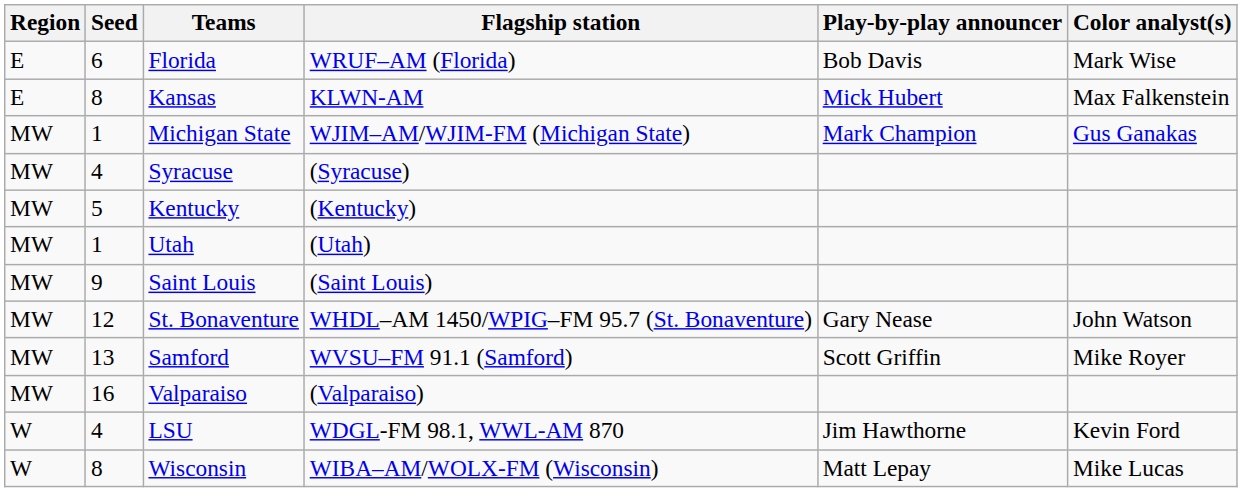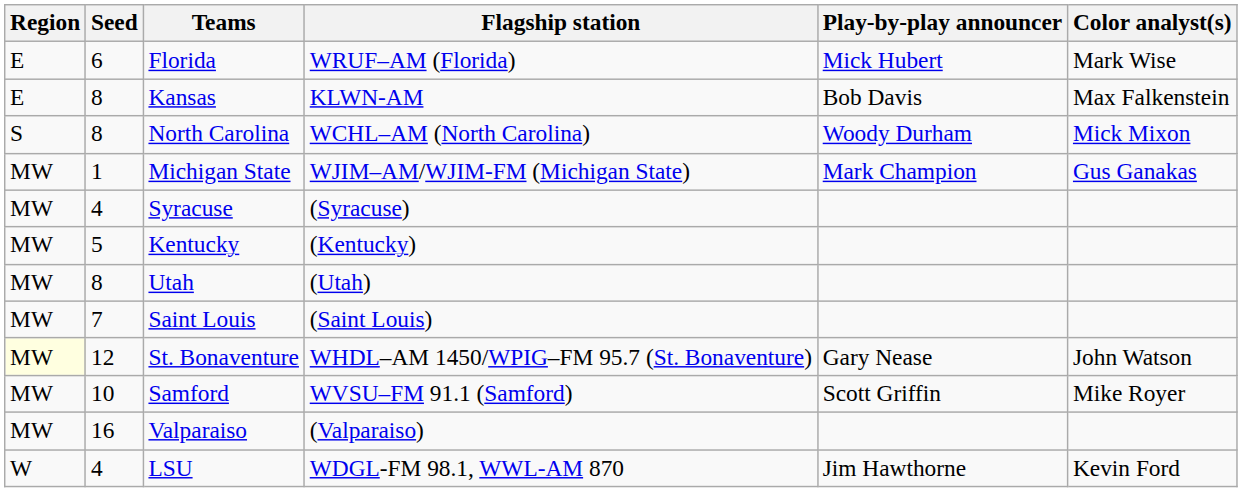(872, 60) Bob Davis -> (883, 60) Mick Hubert
(883, 97) Mick Hubert -> (872, 97) Bob Davis
+ row: (219, 134)
(97, 245) 1 -> (97, 282) 8
(97, 282) 9 -> (97, 319) 7
(32, 319) no background -> (32, 356) lightyellow background
(103, 356) 13 -> (103, 393) 10
- row: (197, 467)
